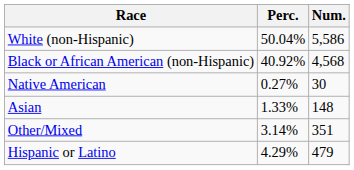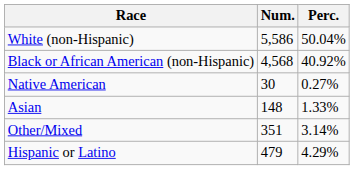columns swapped: (329, 15) <-> (283, 15)
